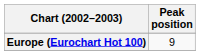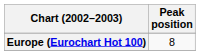(172, 42) 9 -> (172, 42) 8
